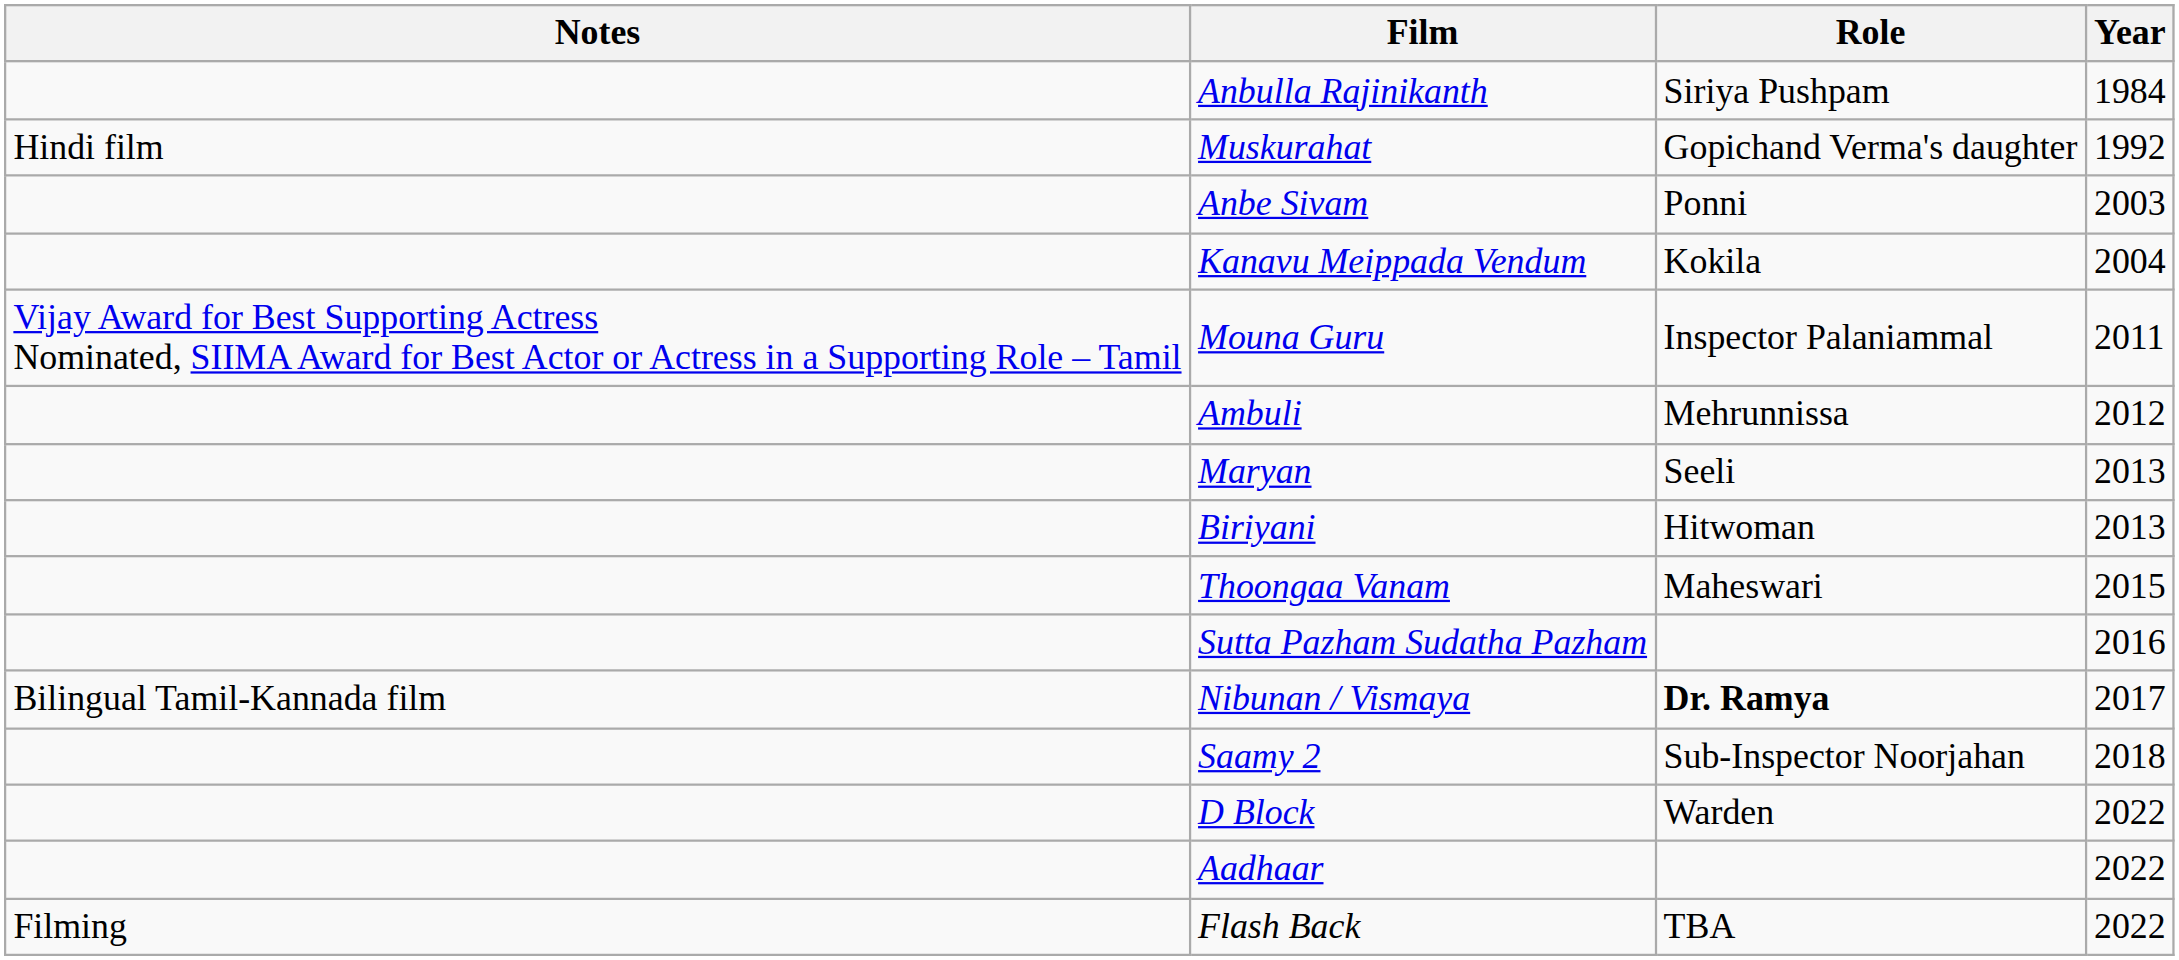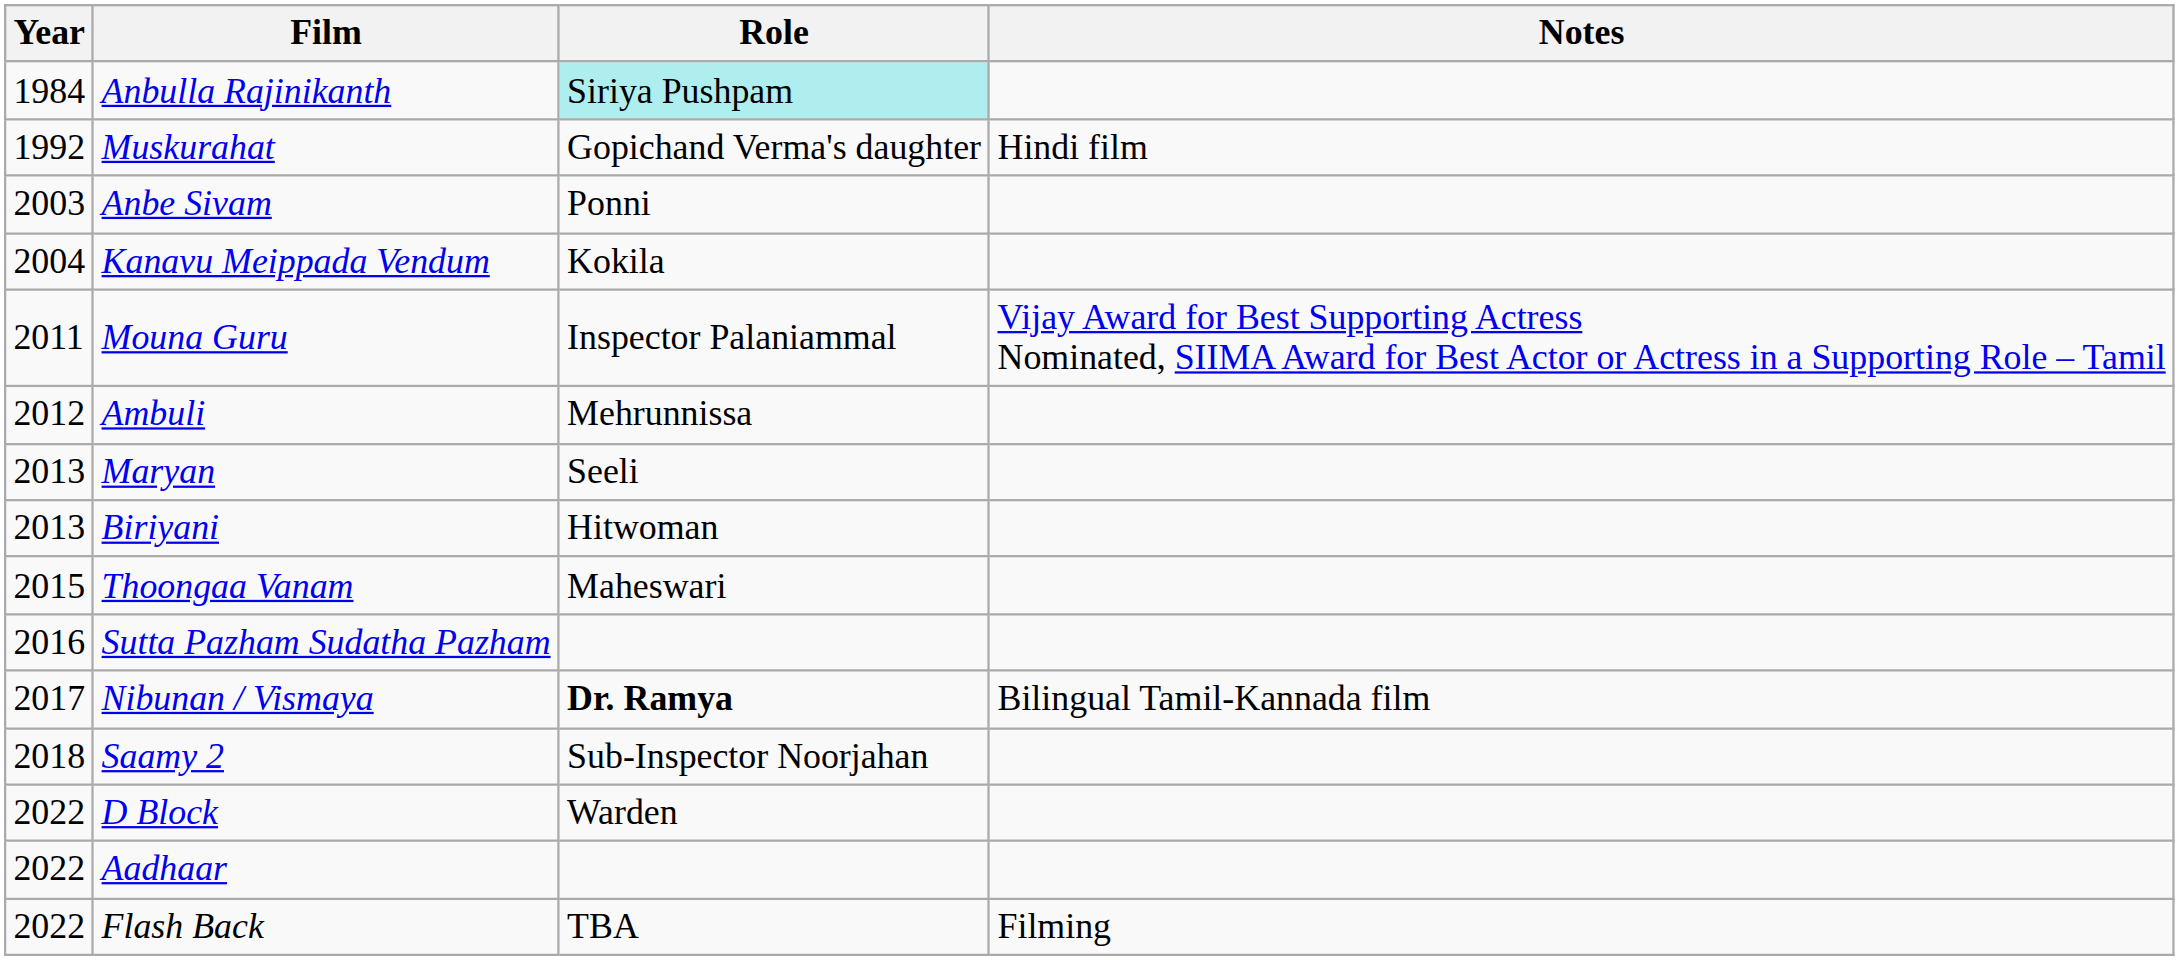columns swapped: (2130, 32) <-> (597, 32)
(1777, 89) no background -> (680, 89) paleturquoise background
